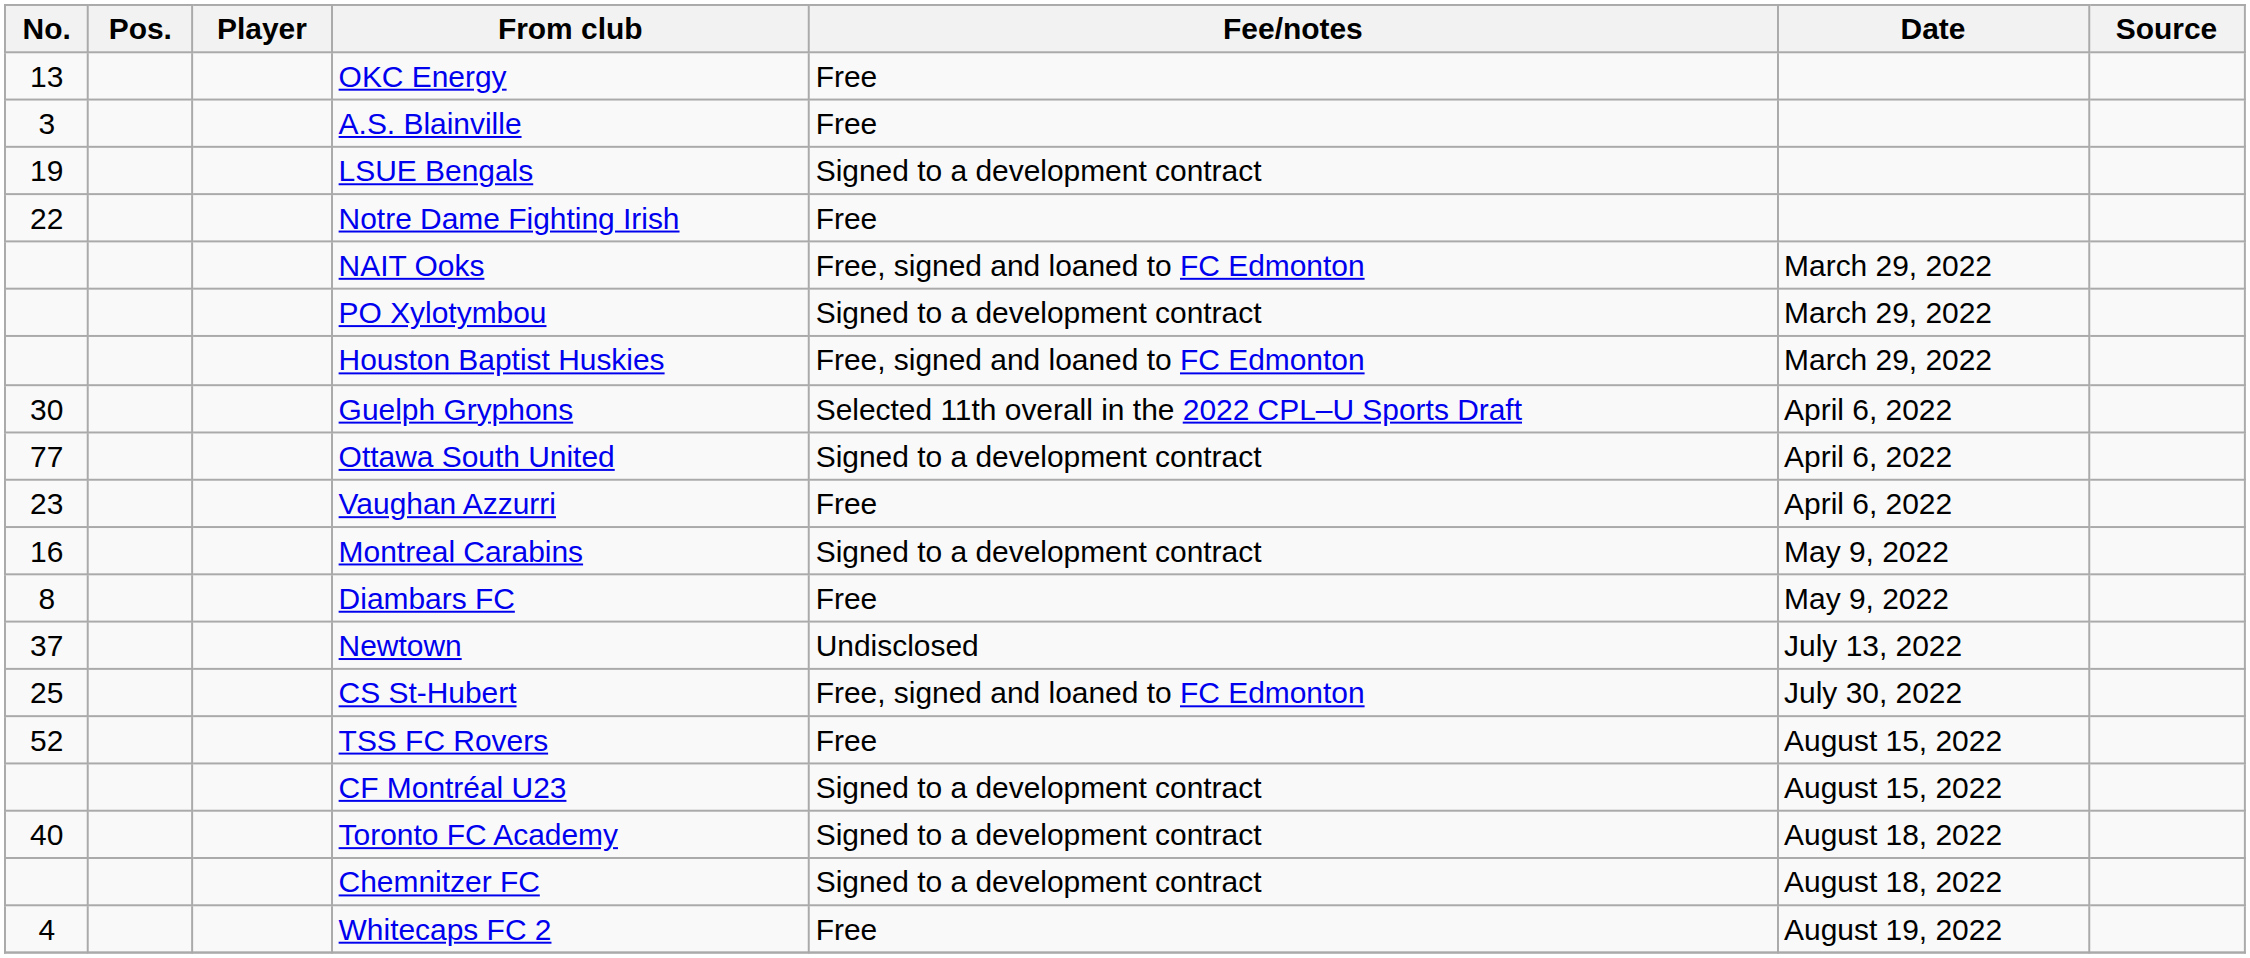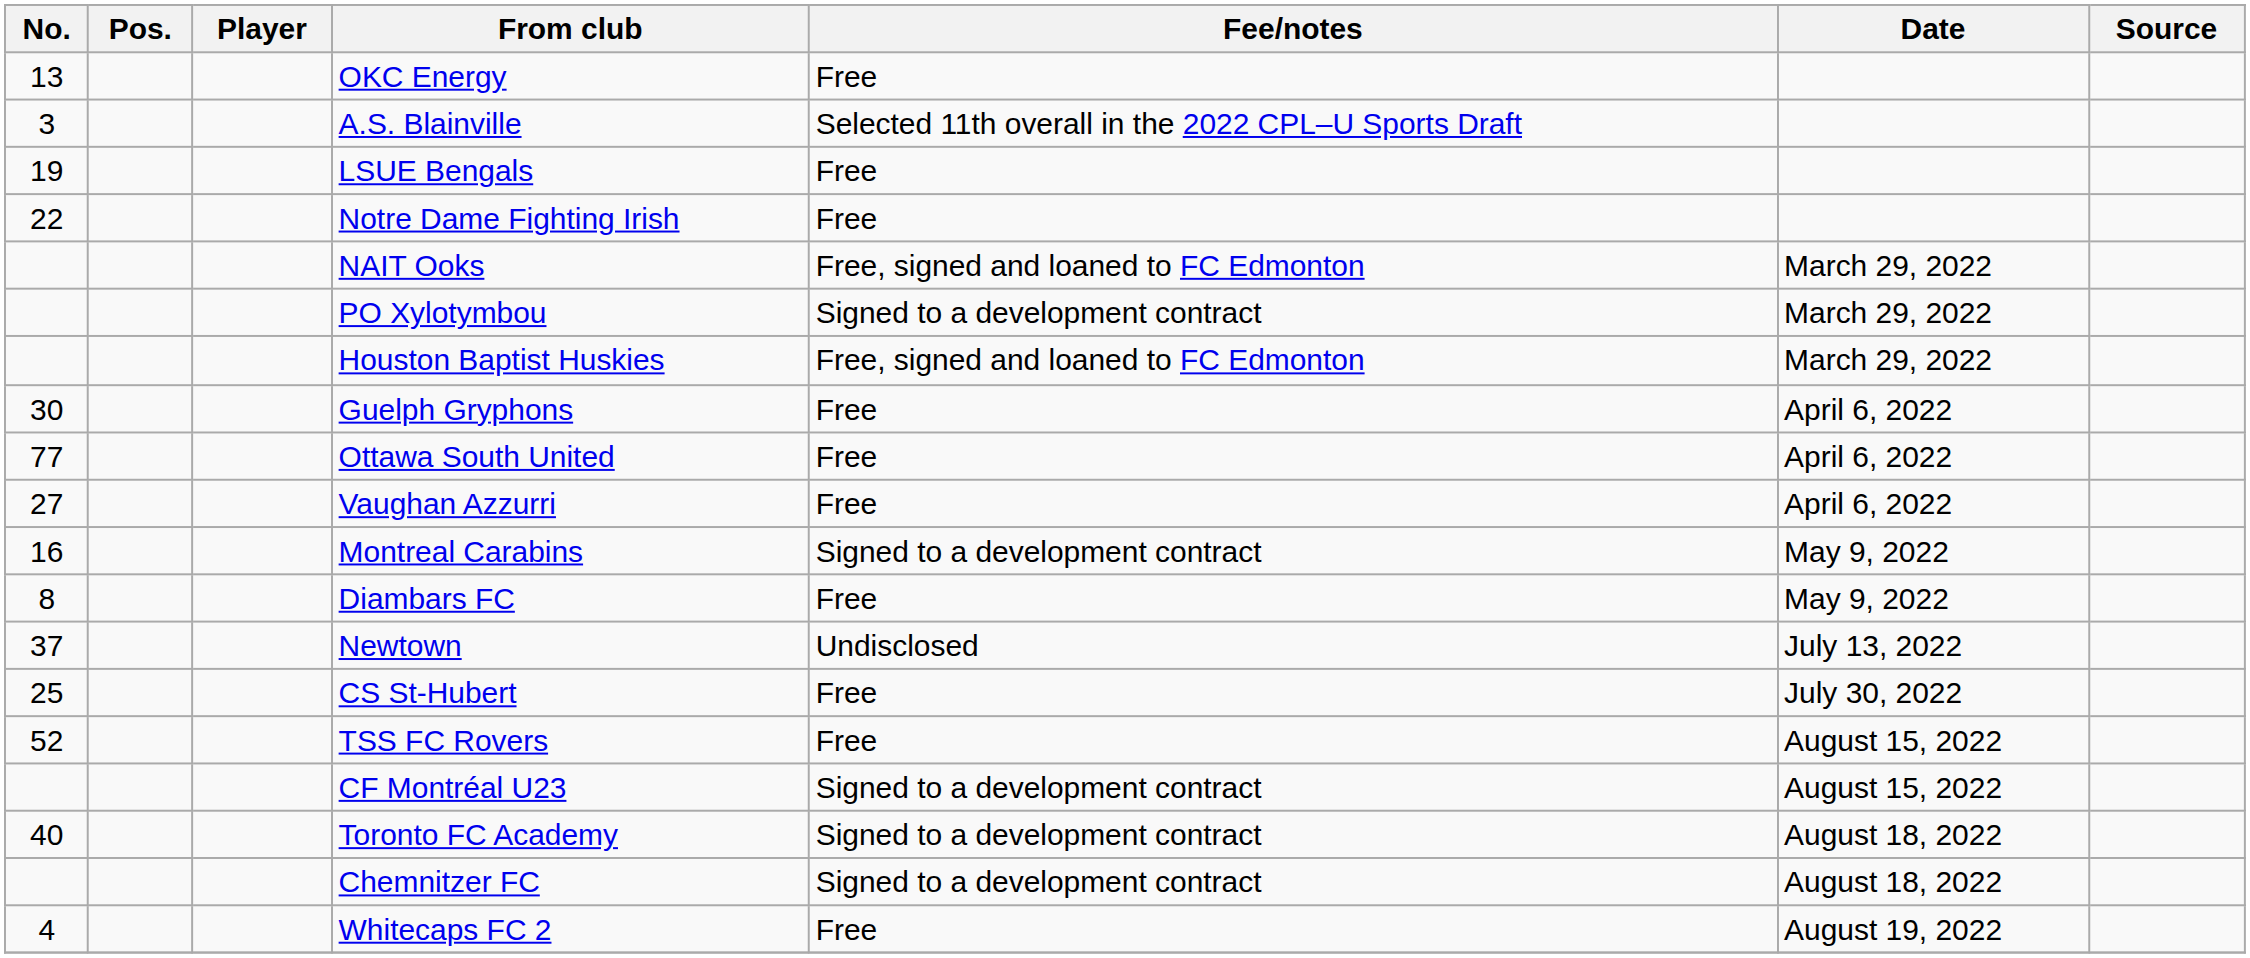(846, 124) Free -> (1169, 124) Selected 11th overall in the 2022 CPL–U Sports Draft
(1039, 171) Signed to a development contract -> (846, 171) Free
(1169, 408) Selected 11th overall in the 2022 CPL–U Sports Draft -> (846, 408) Free
(1039, 456) Signed to a development contract -> (846, 456) Free
(47, 503) 23 -> (47, 503) 27
(1090, 693) Free, signed and loaned to FC Edmonton -> (846, 693) Free
